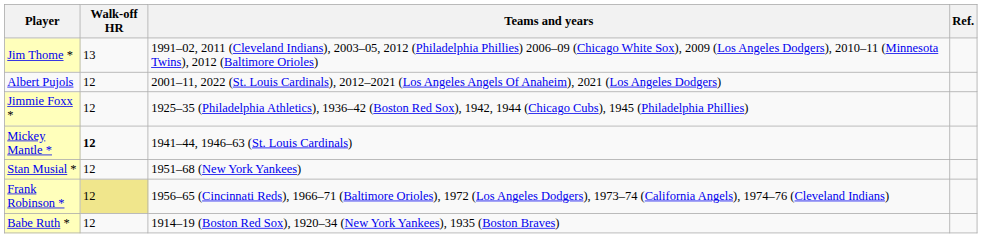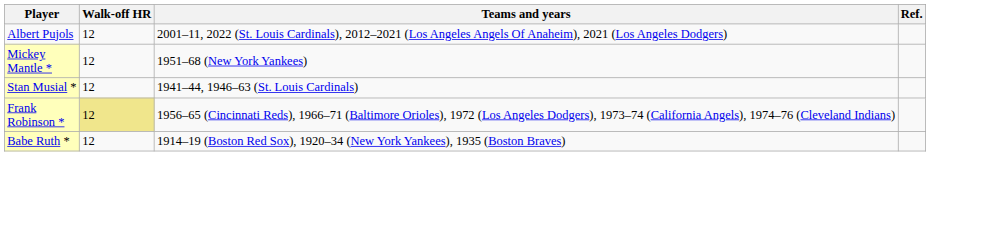- row: (40, 55)
- row: (40, 108)
(89, 142) bold -> (89, 61) normal
(252, 142) 1941–44, 1946–63 (St. Louis Cardinals) -> (232, 61) 1951–68 (New York Yankees)
(226, 169) 1951–68 (New York Yankees) -> (258, 87) 1941–44, 1946–63 (St. Louis Cardinals)
